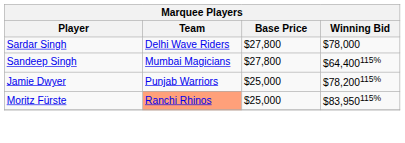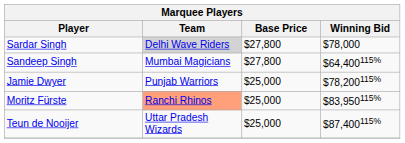(187, 45) no background -> (187, 45) lightgrey background
+ row: (43, 124)
